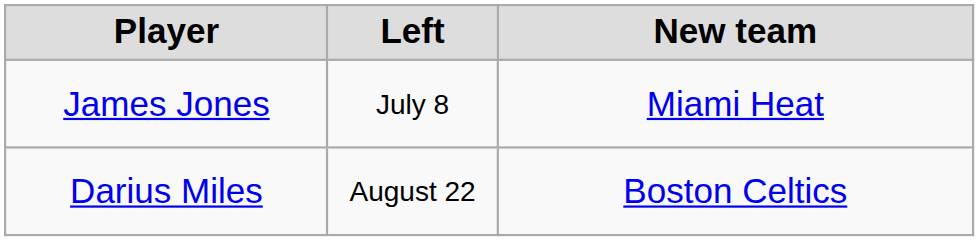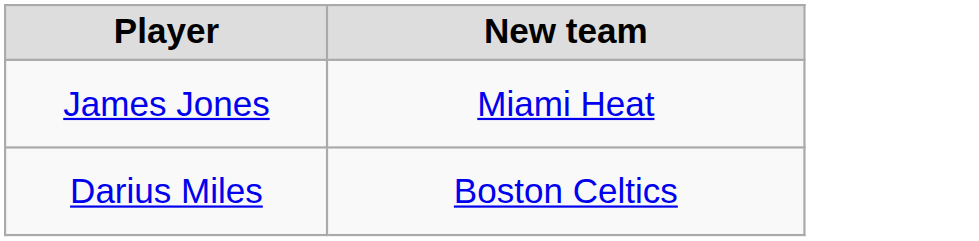- column: (413, 32)
